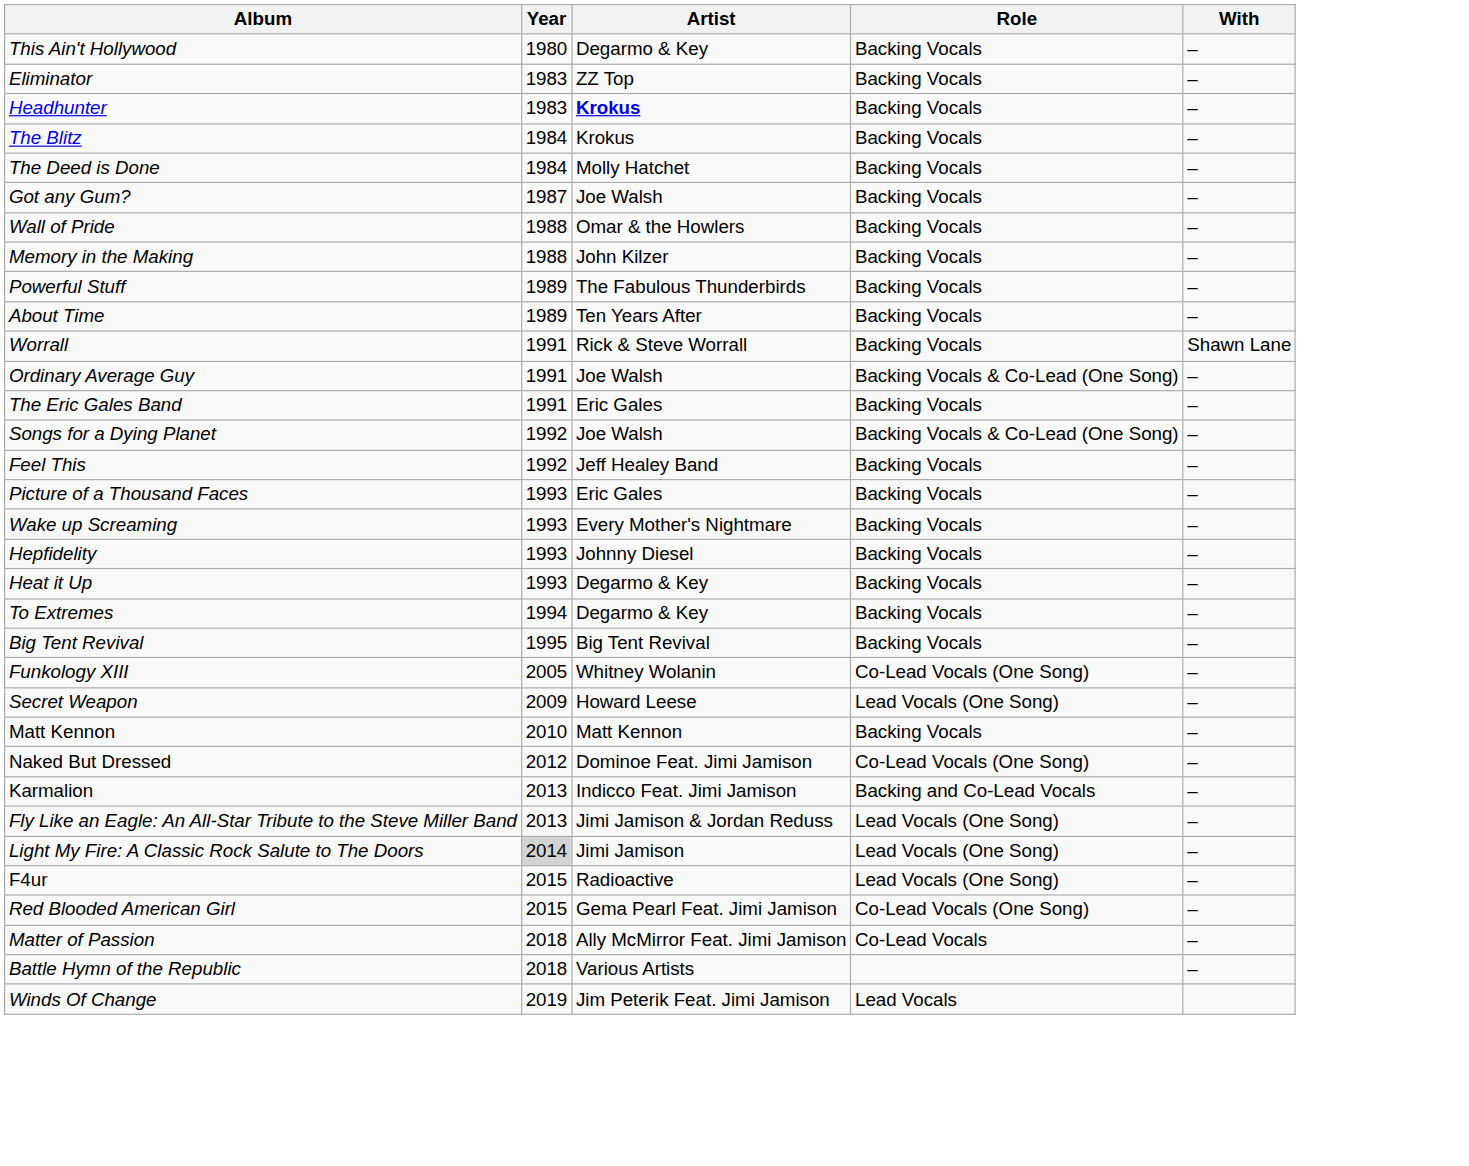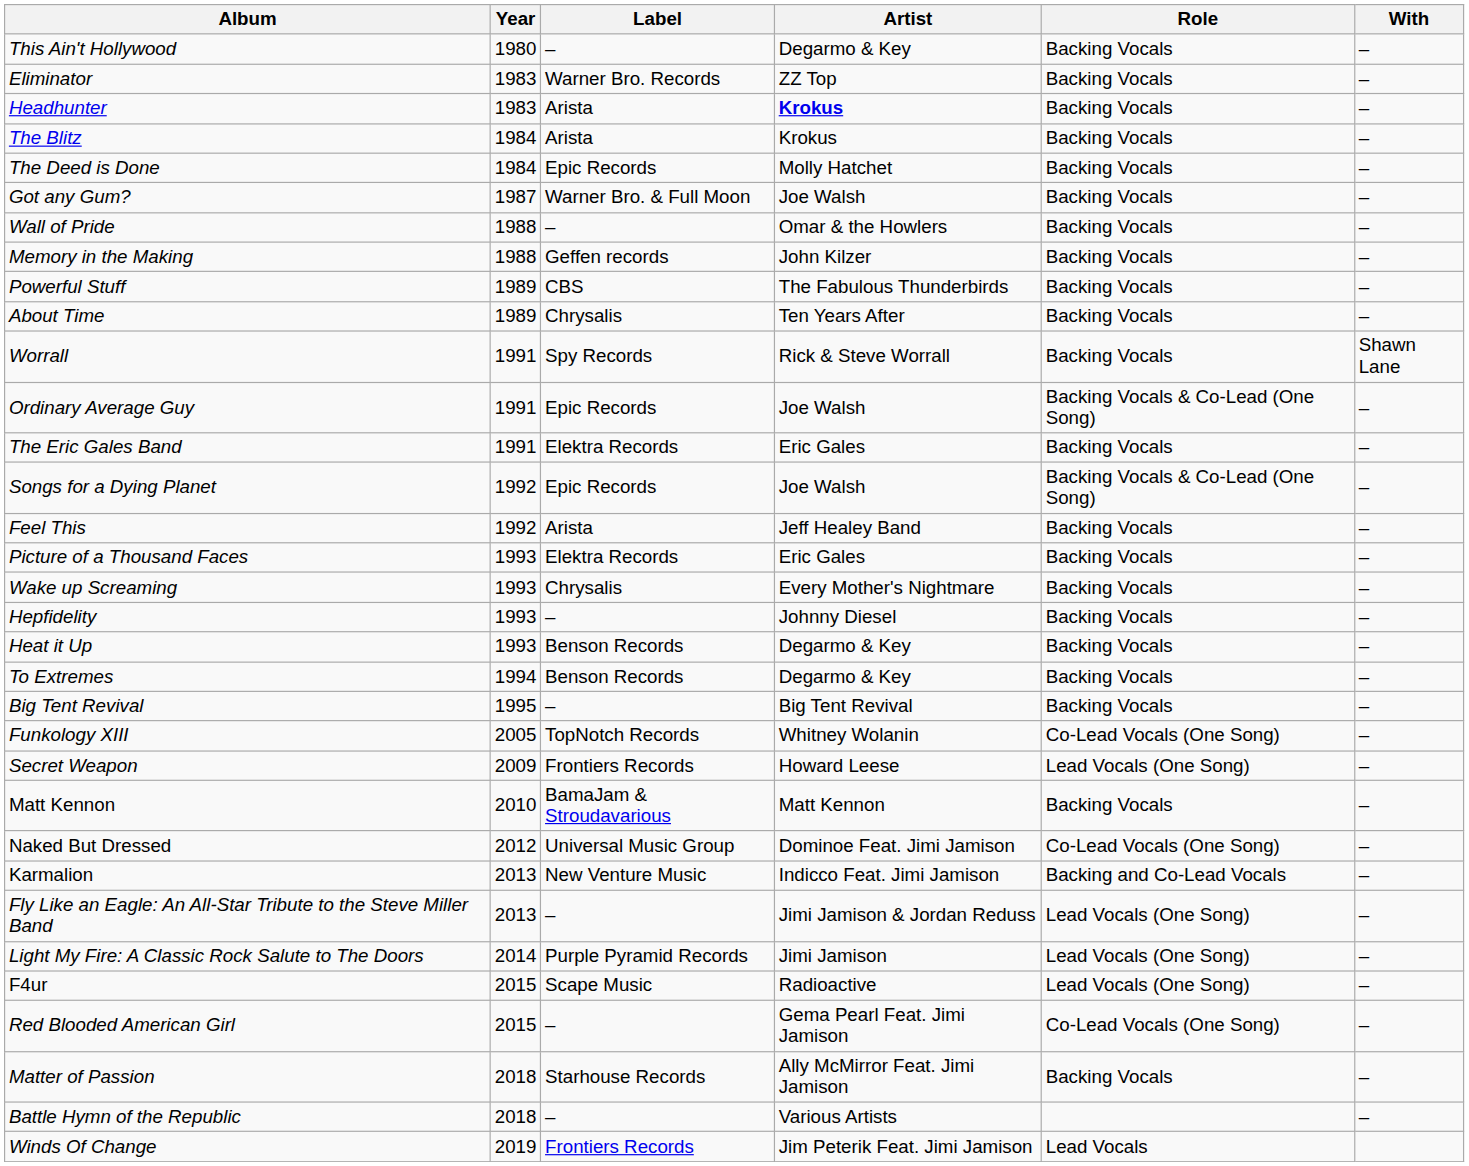+ column: (658, 19)
(546, 850) lightgrey background -> (516, 955) no background
(921, 939) Co-Lead Vocals -> (1109, 1076) Backing Vocals
